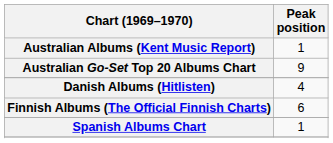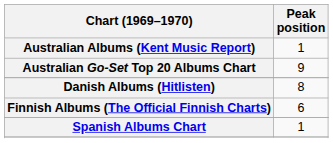(301, 87) 4 -> (301, 87) 8
